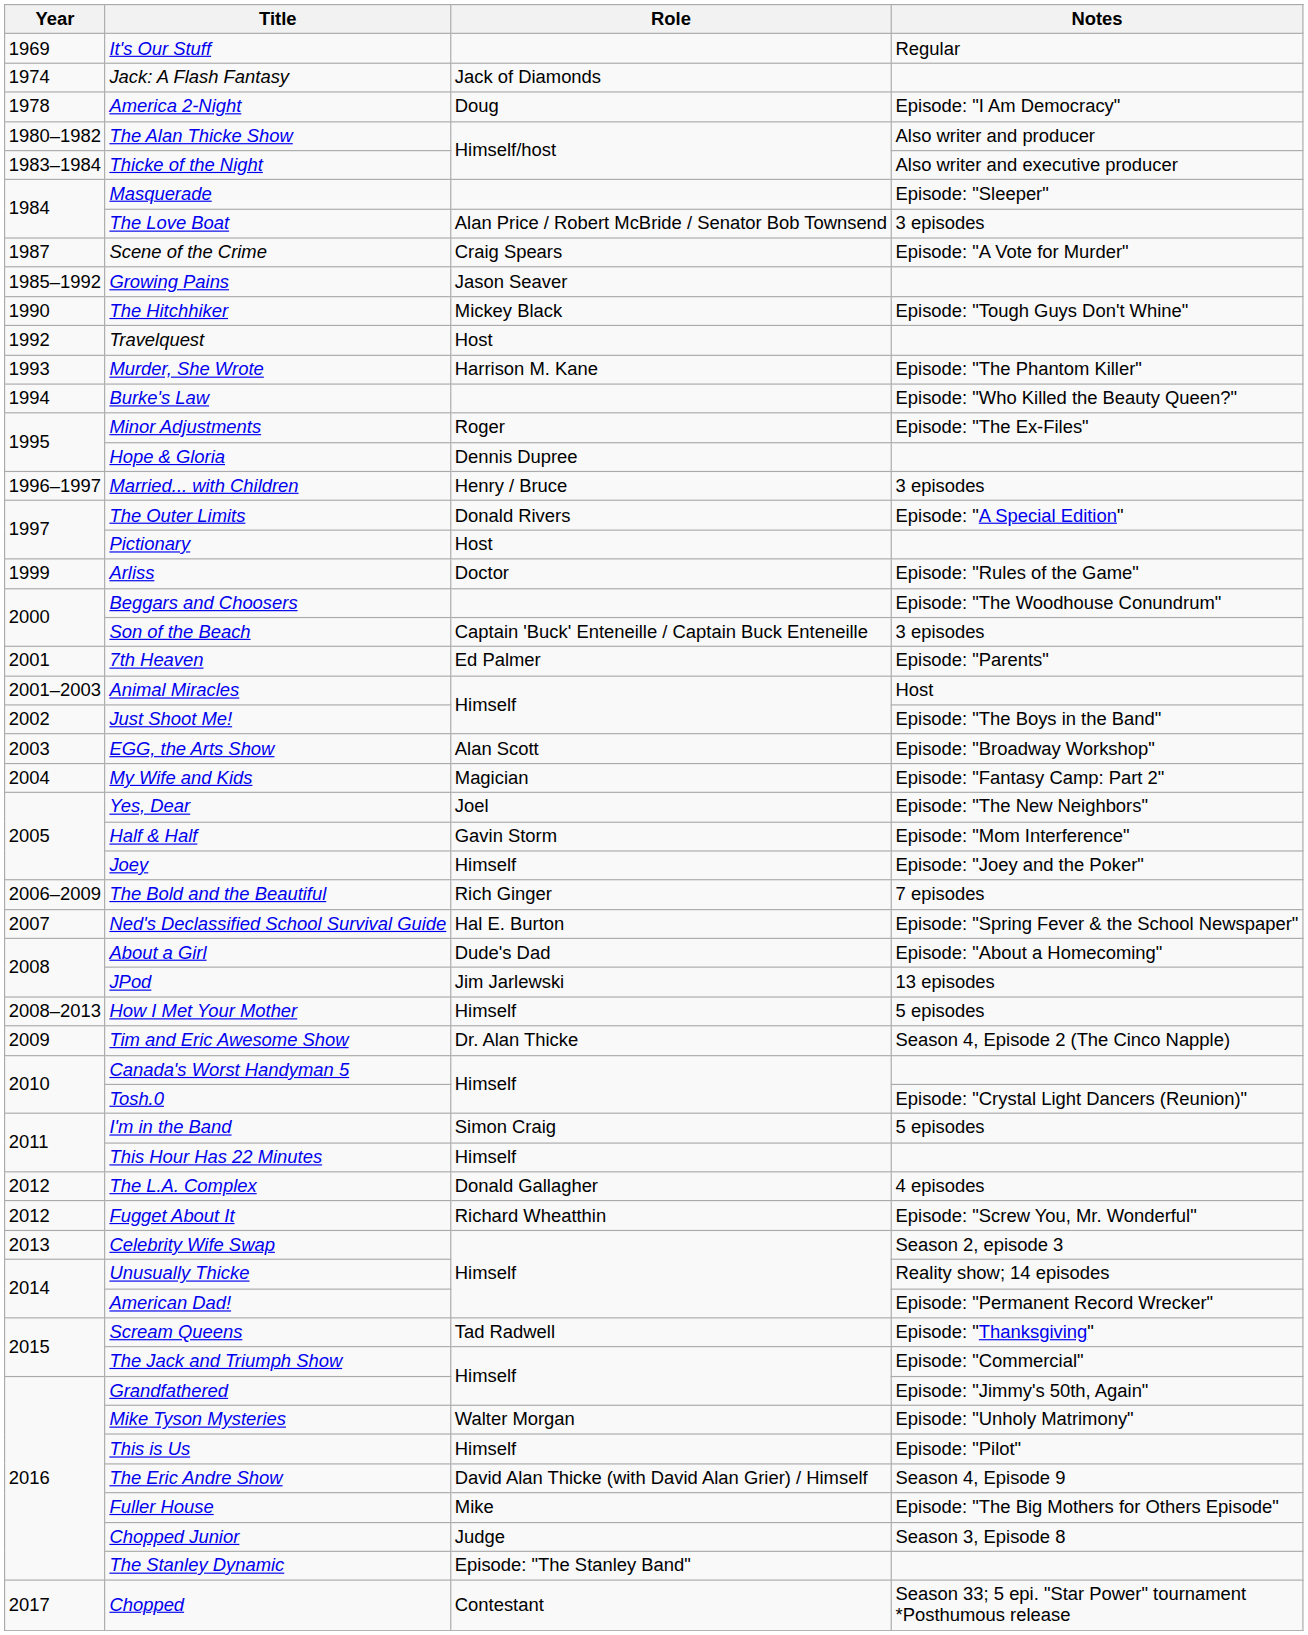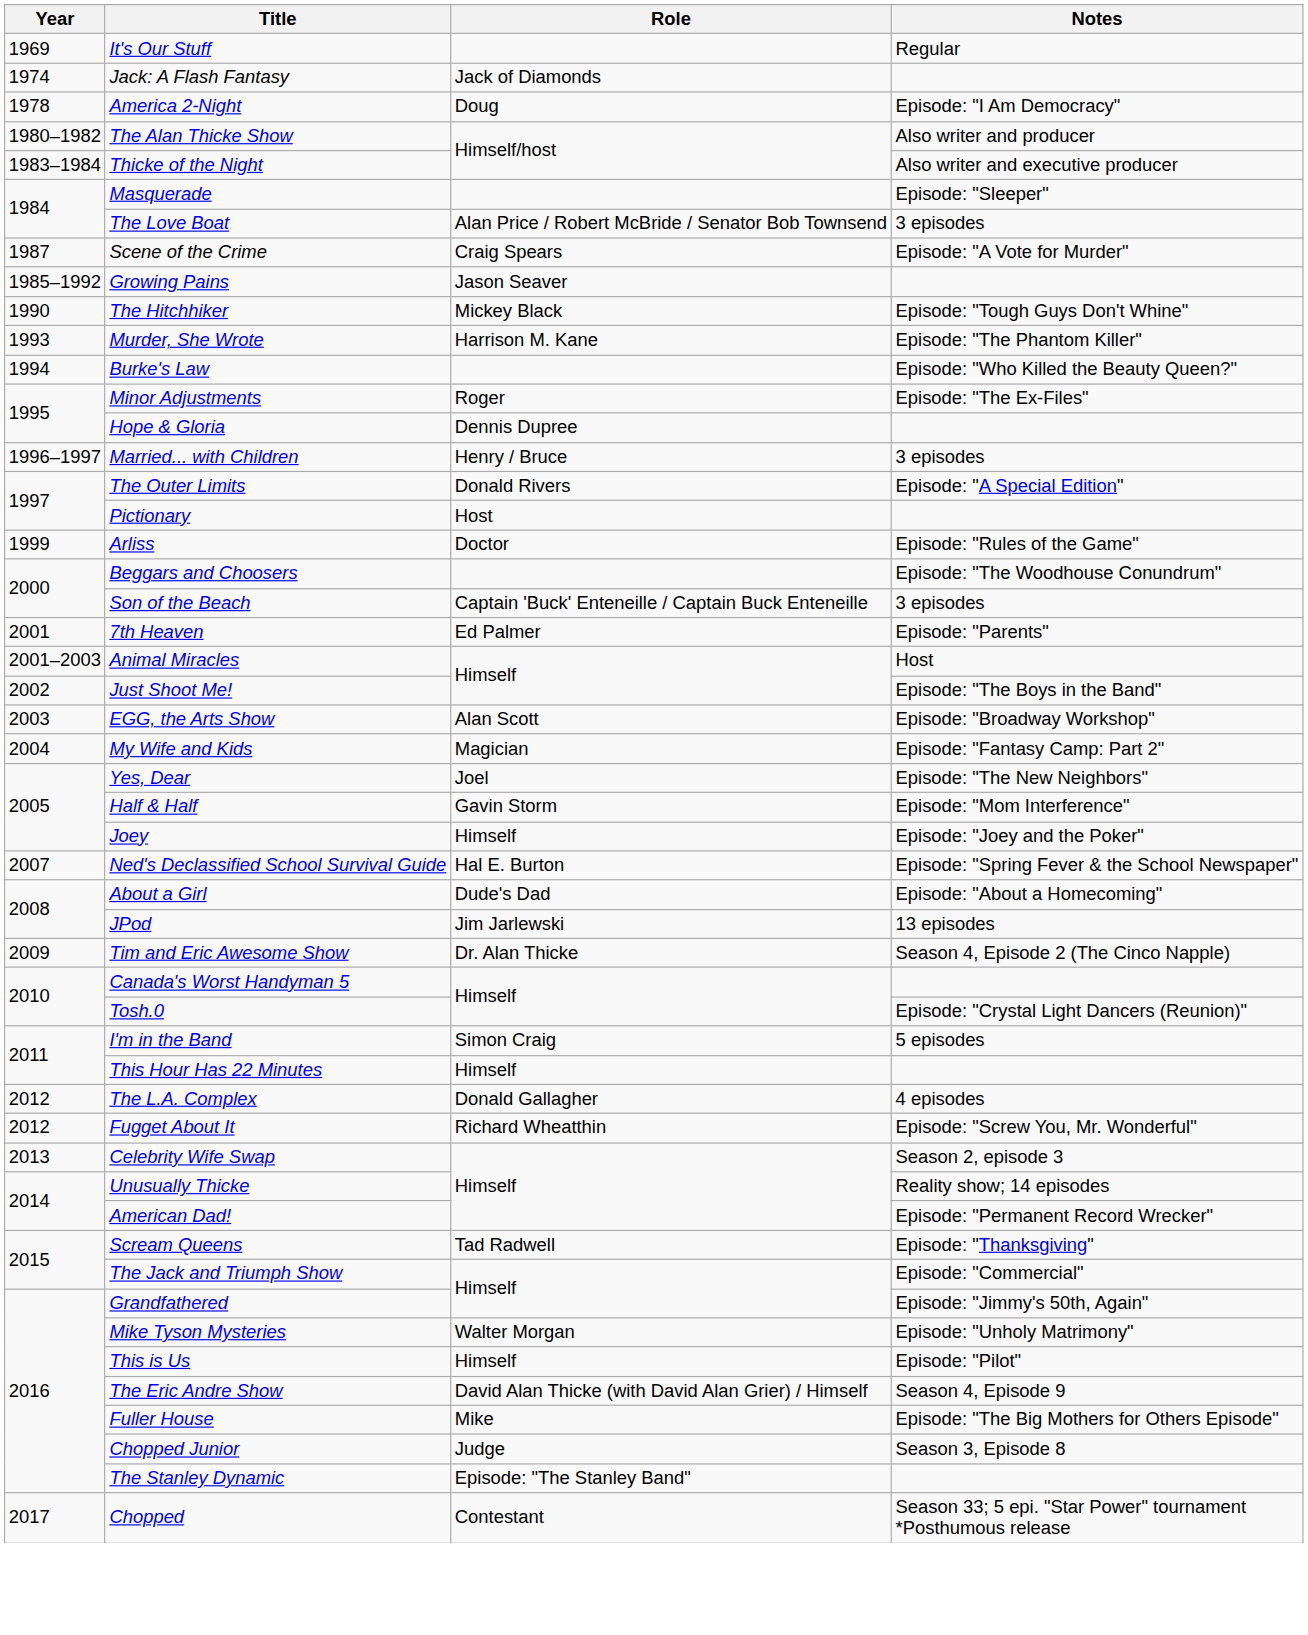- row: (157, 340)
- row: (218, 894)
- row: (203, 1011)
